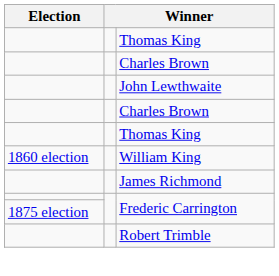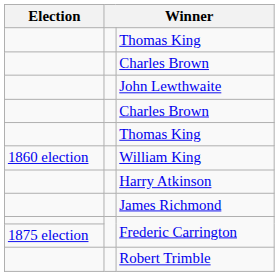+ row: (54, 181)
